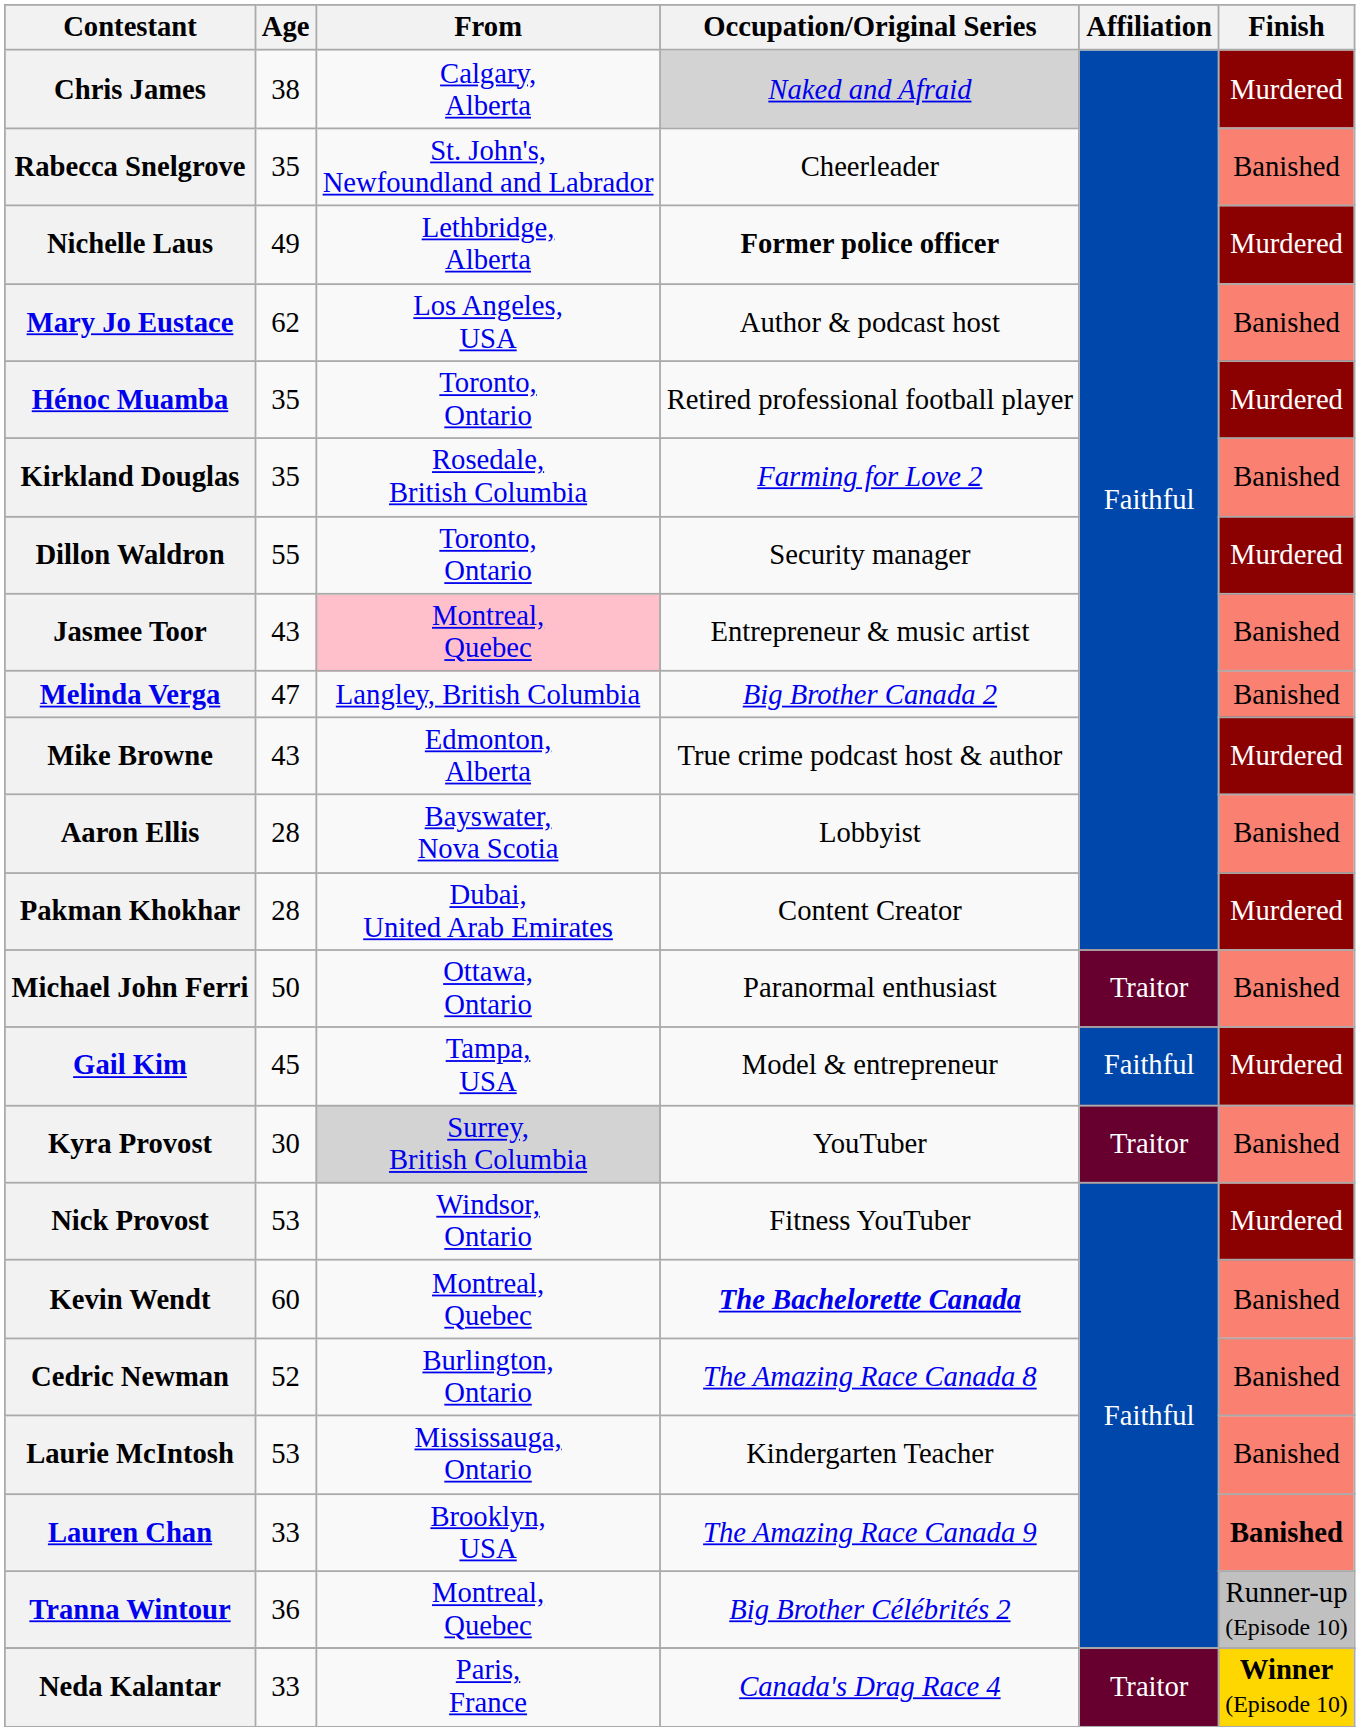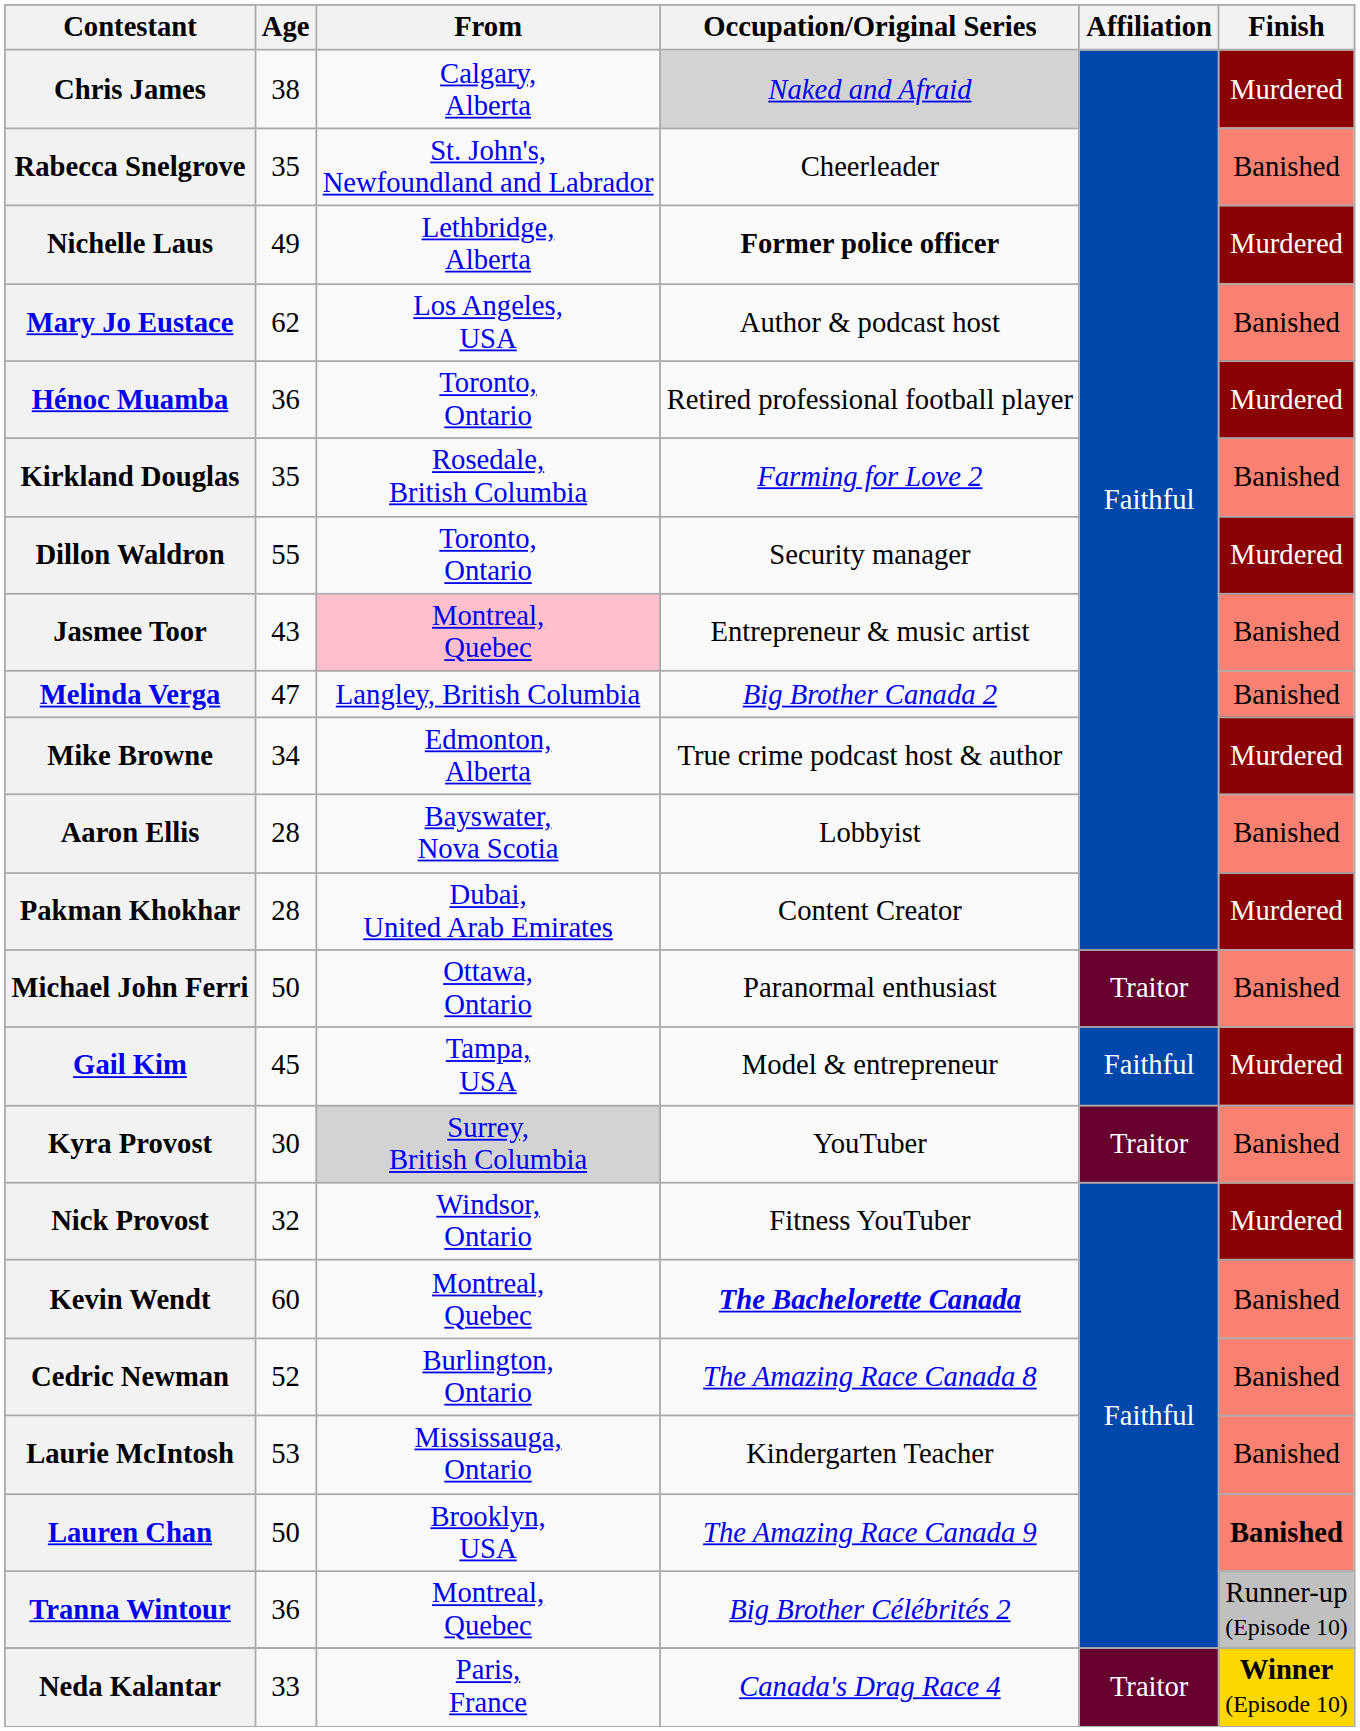(286, 399) 35 -> (286, 399) 36
(286, 755) 43 -> (286, 755) 34
(286, 1221) 53 -> (286, 1221) 32
(286, 1531) 33 -> (286, 1531) 50
